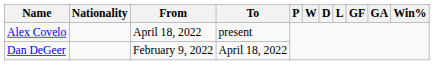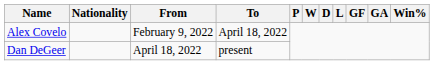(167, 32) April 18, 2022 -> (173, 32) February 9, 2022
(235, 32) present -> (253, 32) April 18, 2022
(173, 50) February 9, 2022 -> (167, 50) April 18, 2022
(253, 50) April 18, 2022 -> (235, 50) present
